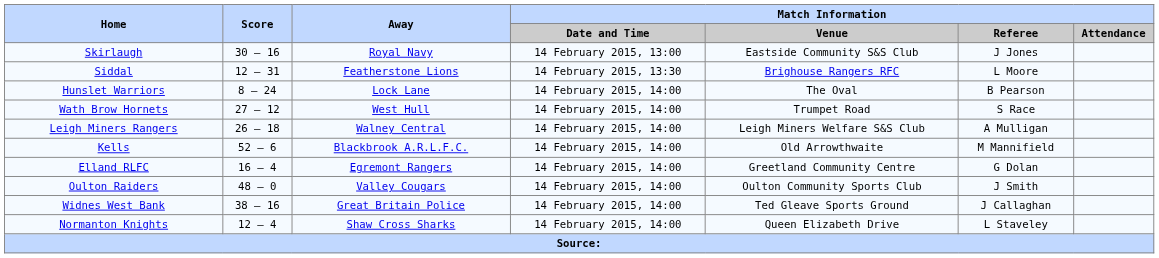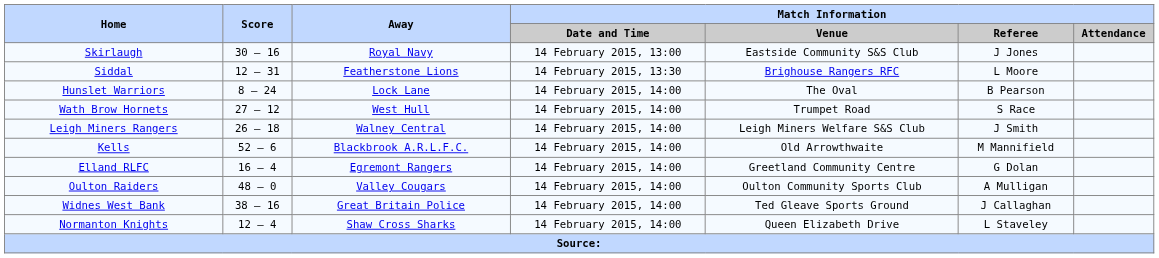(1016, 129) A Mulligan -> (1016, 129) J Smith
(1016, 186) J Smith -> (1016, 186) A Mulligan
